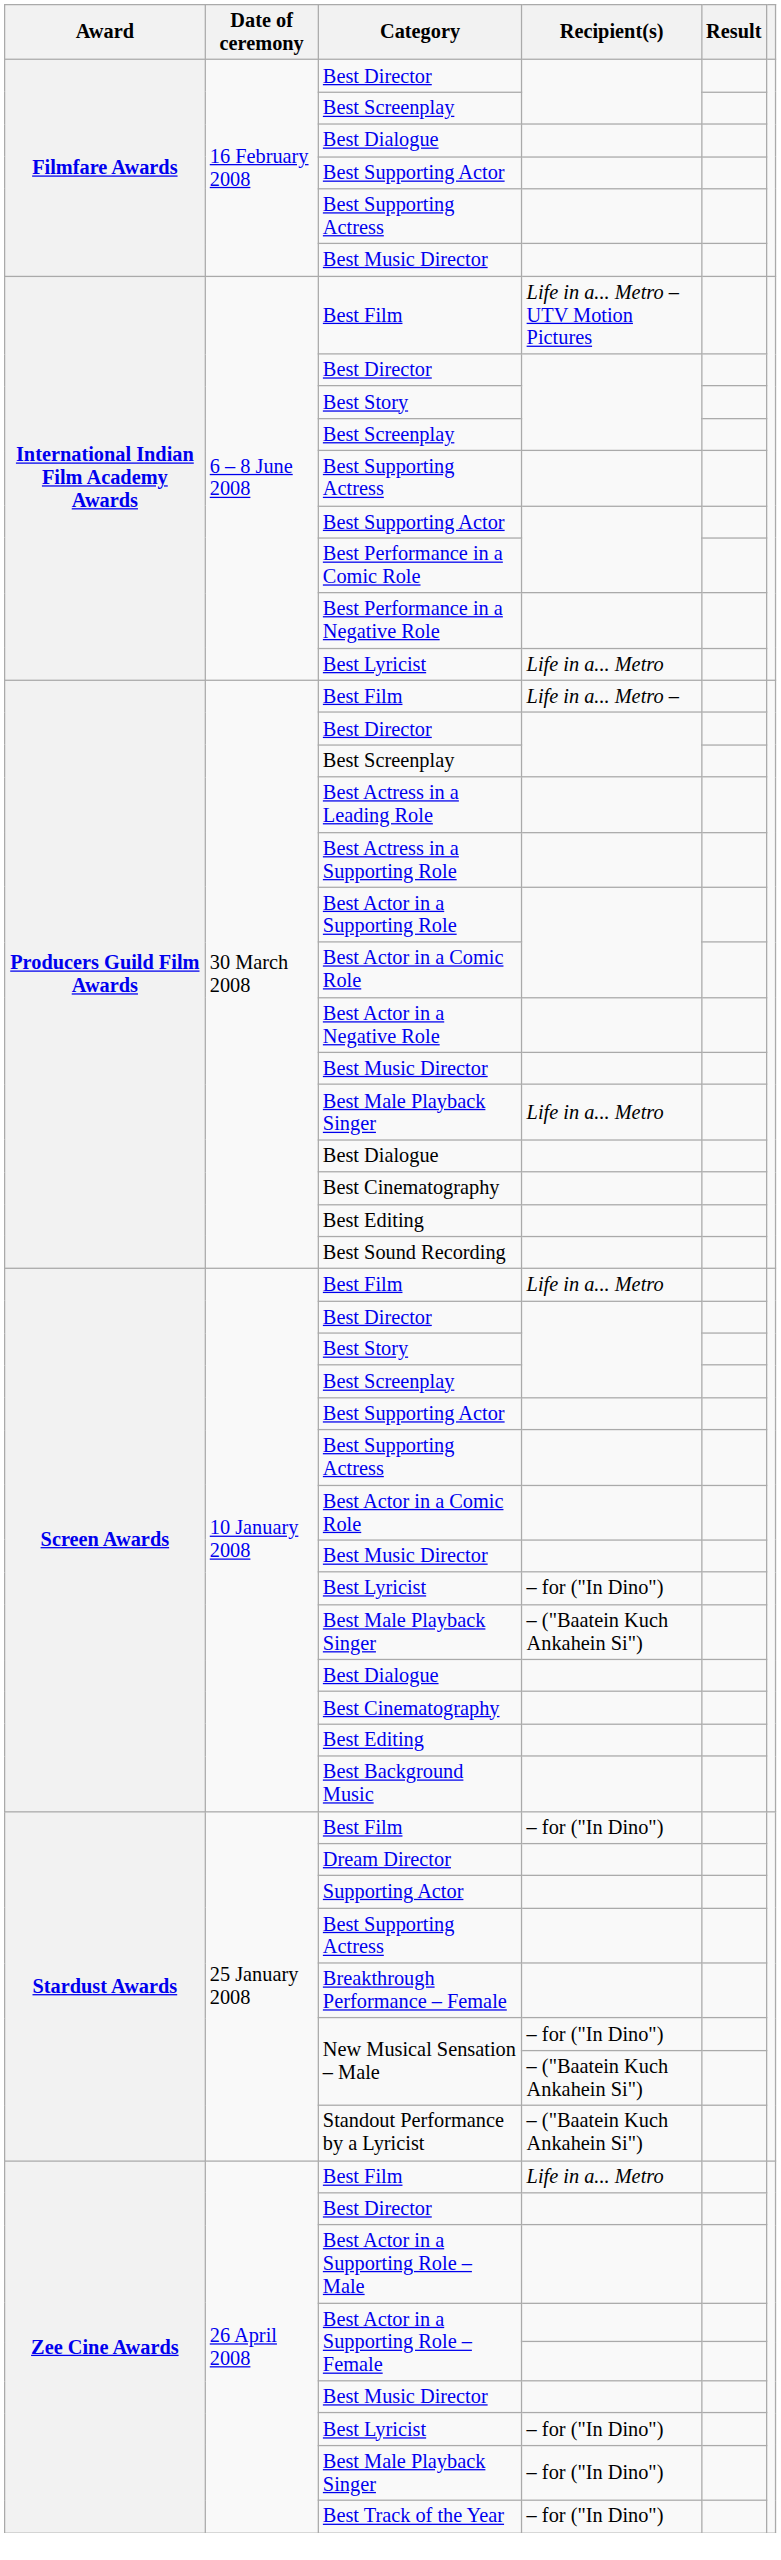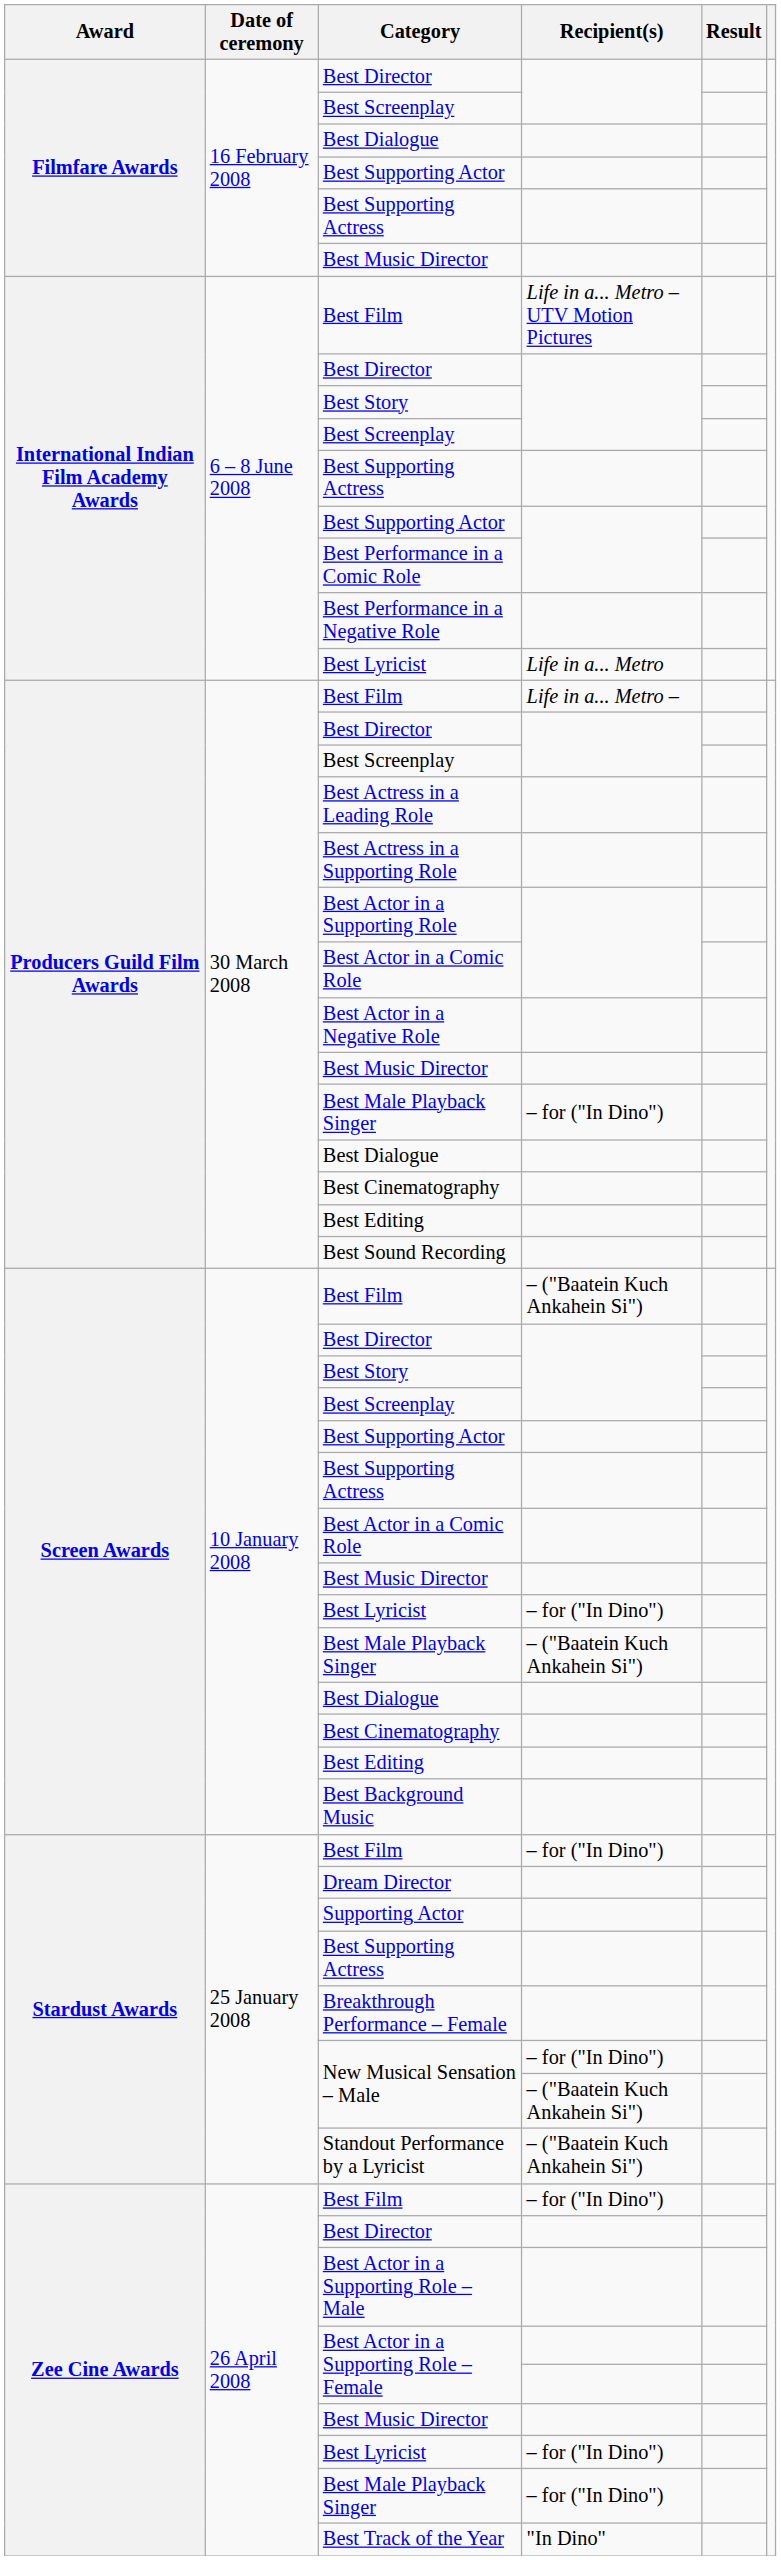(595, 1112) Life in a... Metro -> (595, 1112) – for ("In Dino")
(595, 1284) Life in a... Metro -> (597, 1296) – ("Baatein Kuch Ankahein Si")
(595, 2176) Life in a... Metro -> (595, 2199) – for ("In Dino")
(595, 2516) – for ("In Dino") -> (566, 2539) "In Dino"
